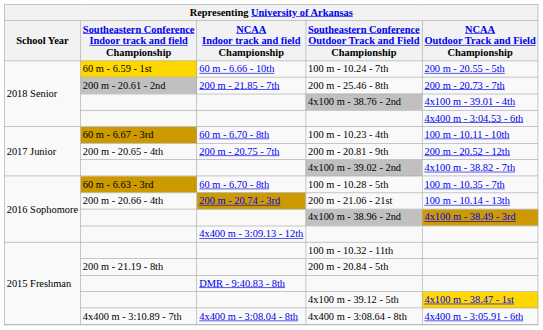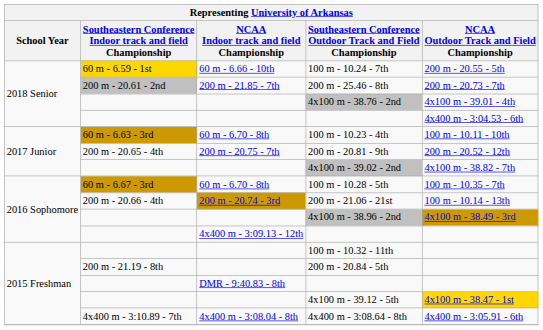(118, 135) 60 m - 6.67 - 3rd -> (118, 135) 60 m - 6.63 - 3rd
(118, 184) 60 m - 6.63 - 3rd -> (118, 184) 60 m - 6.67 - 3rd
